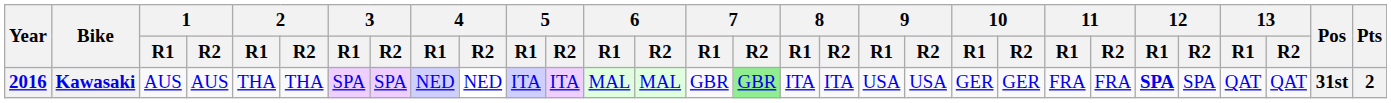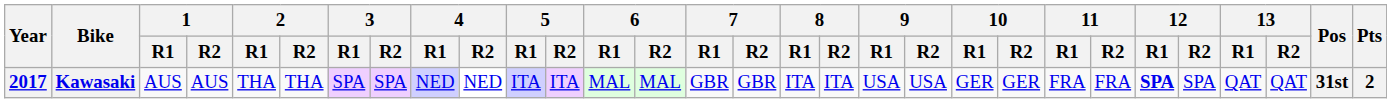(28, 82) 2016 -> (28, 82) 2017
(757, 82) lightgreen background -> (757, 82) no background
